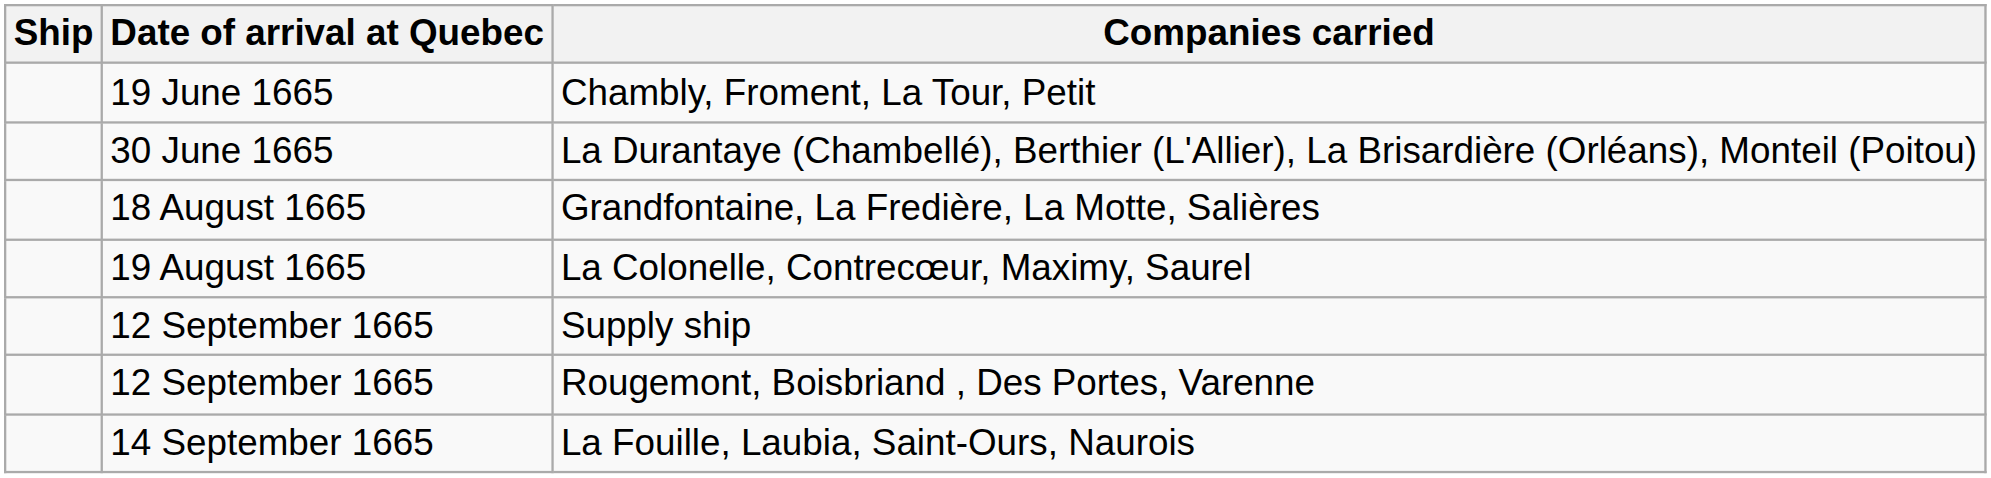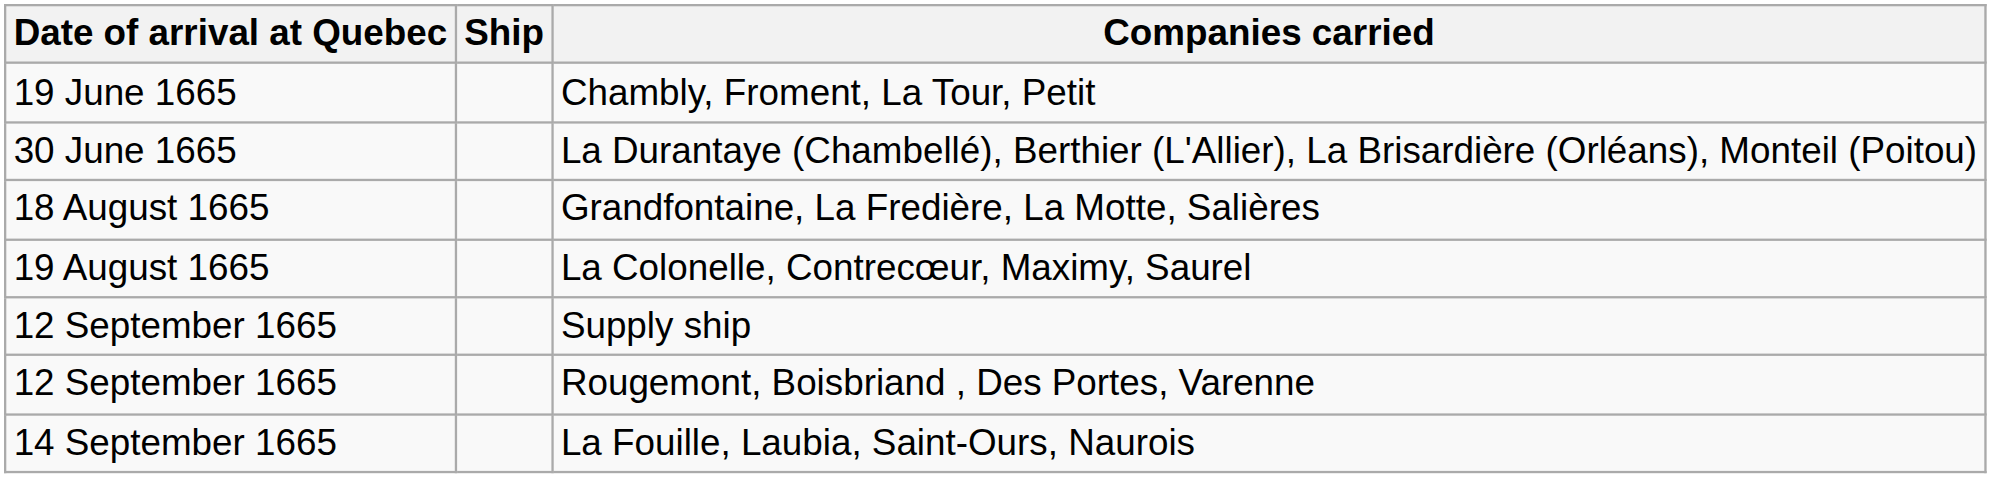columns swapped: (54, 33) <-> (327, 33)
